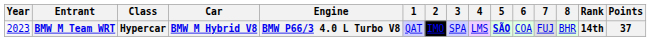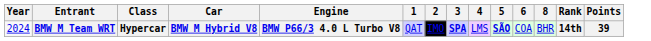- column: (545, 12)
(18, 28) 2023 -> (18, 28) 2024
(458, 28) normal -> (458, 28) bold
(626, 28) 37 -> (604, 28) 39
